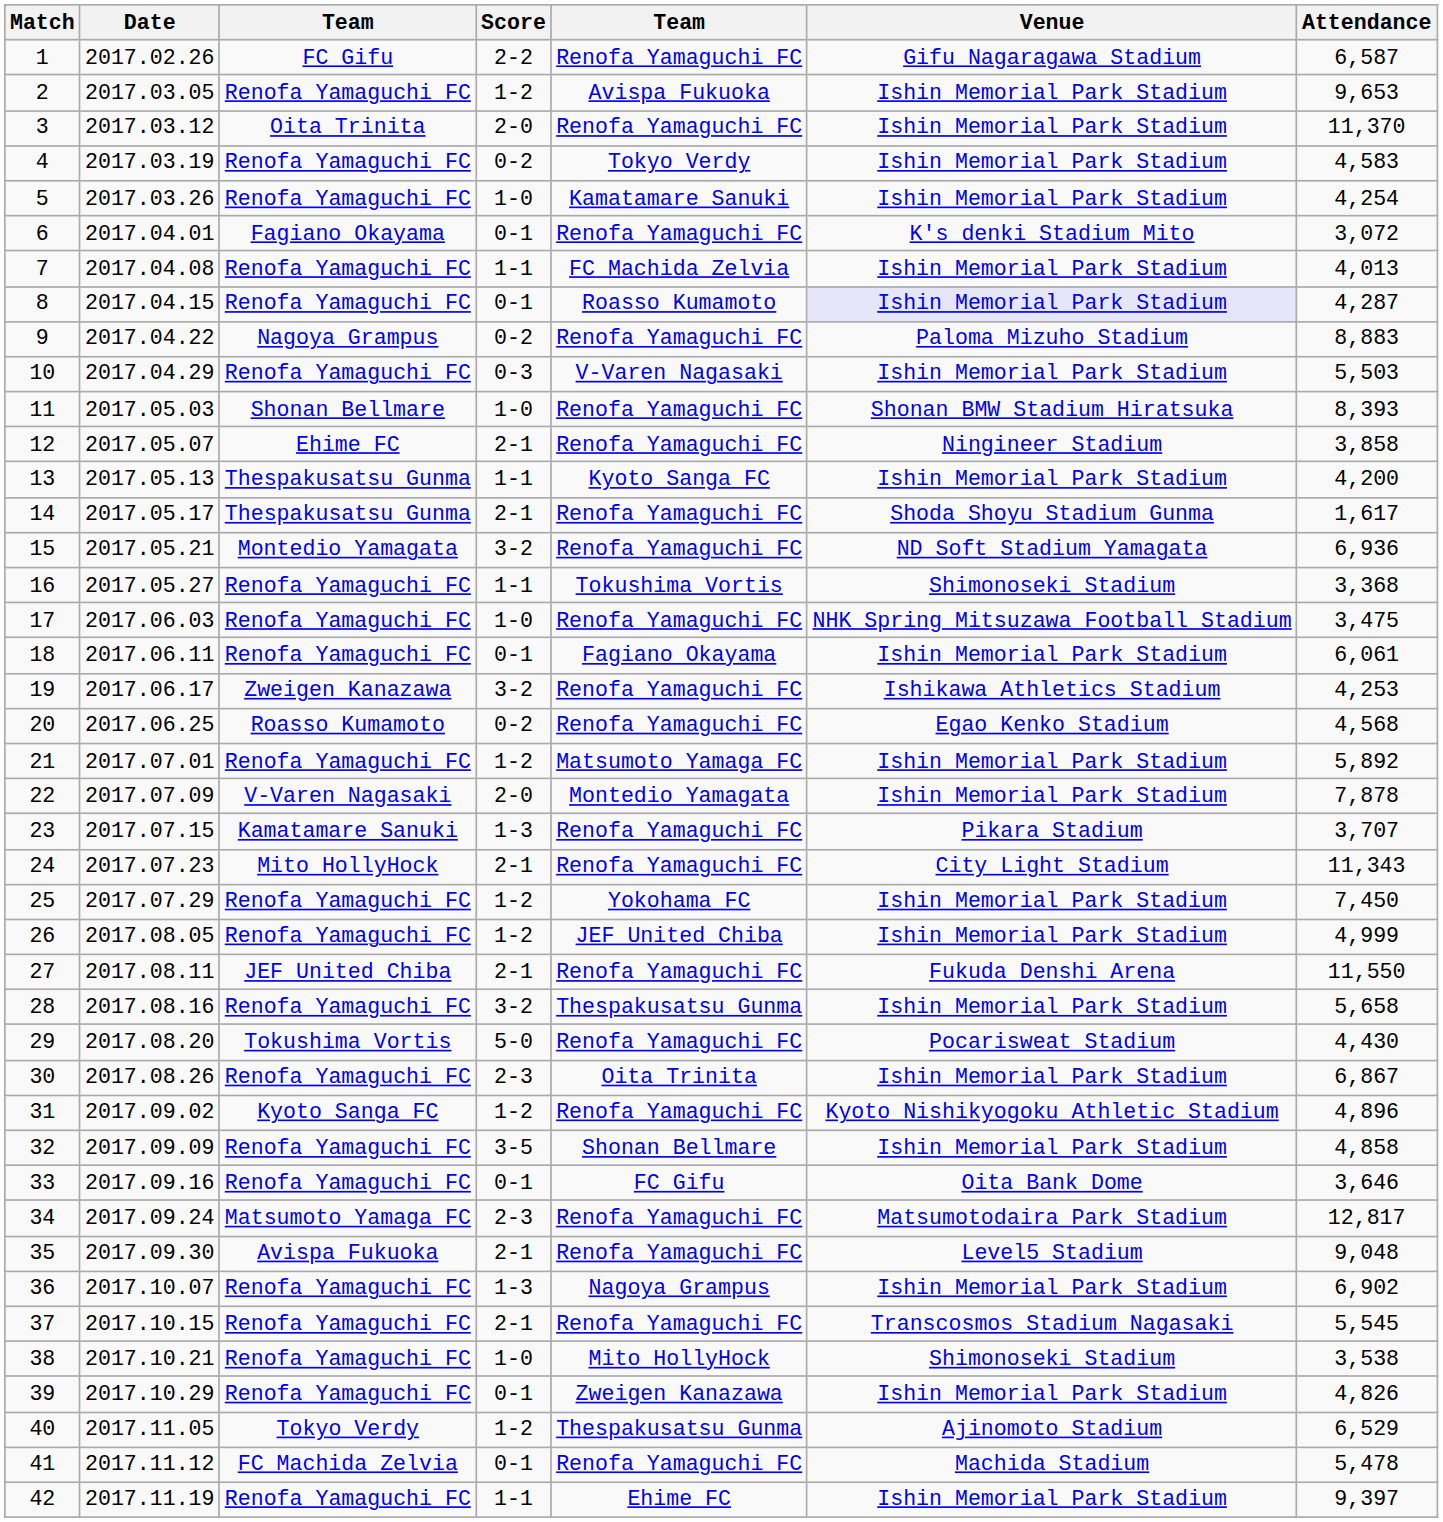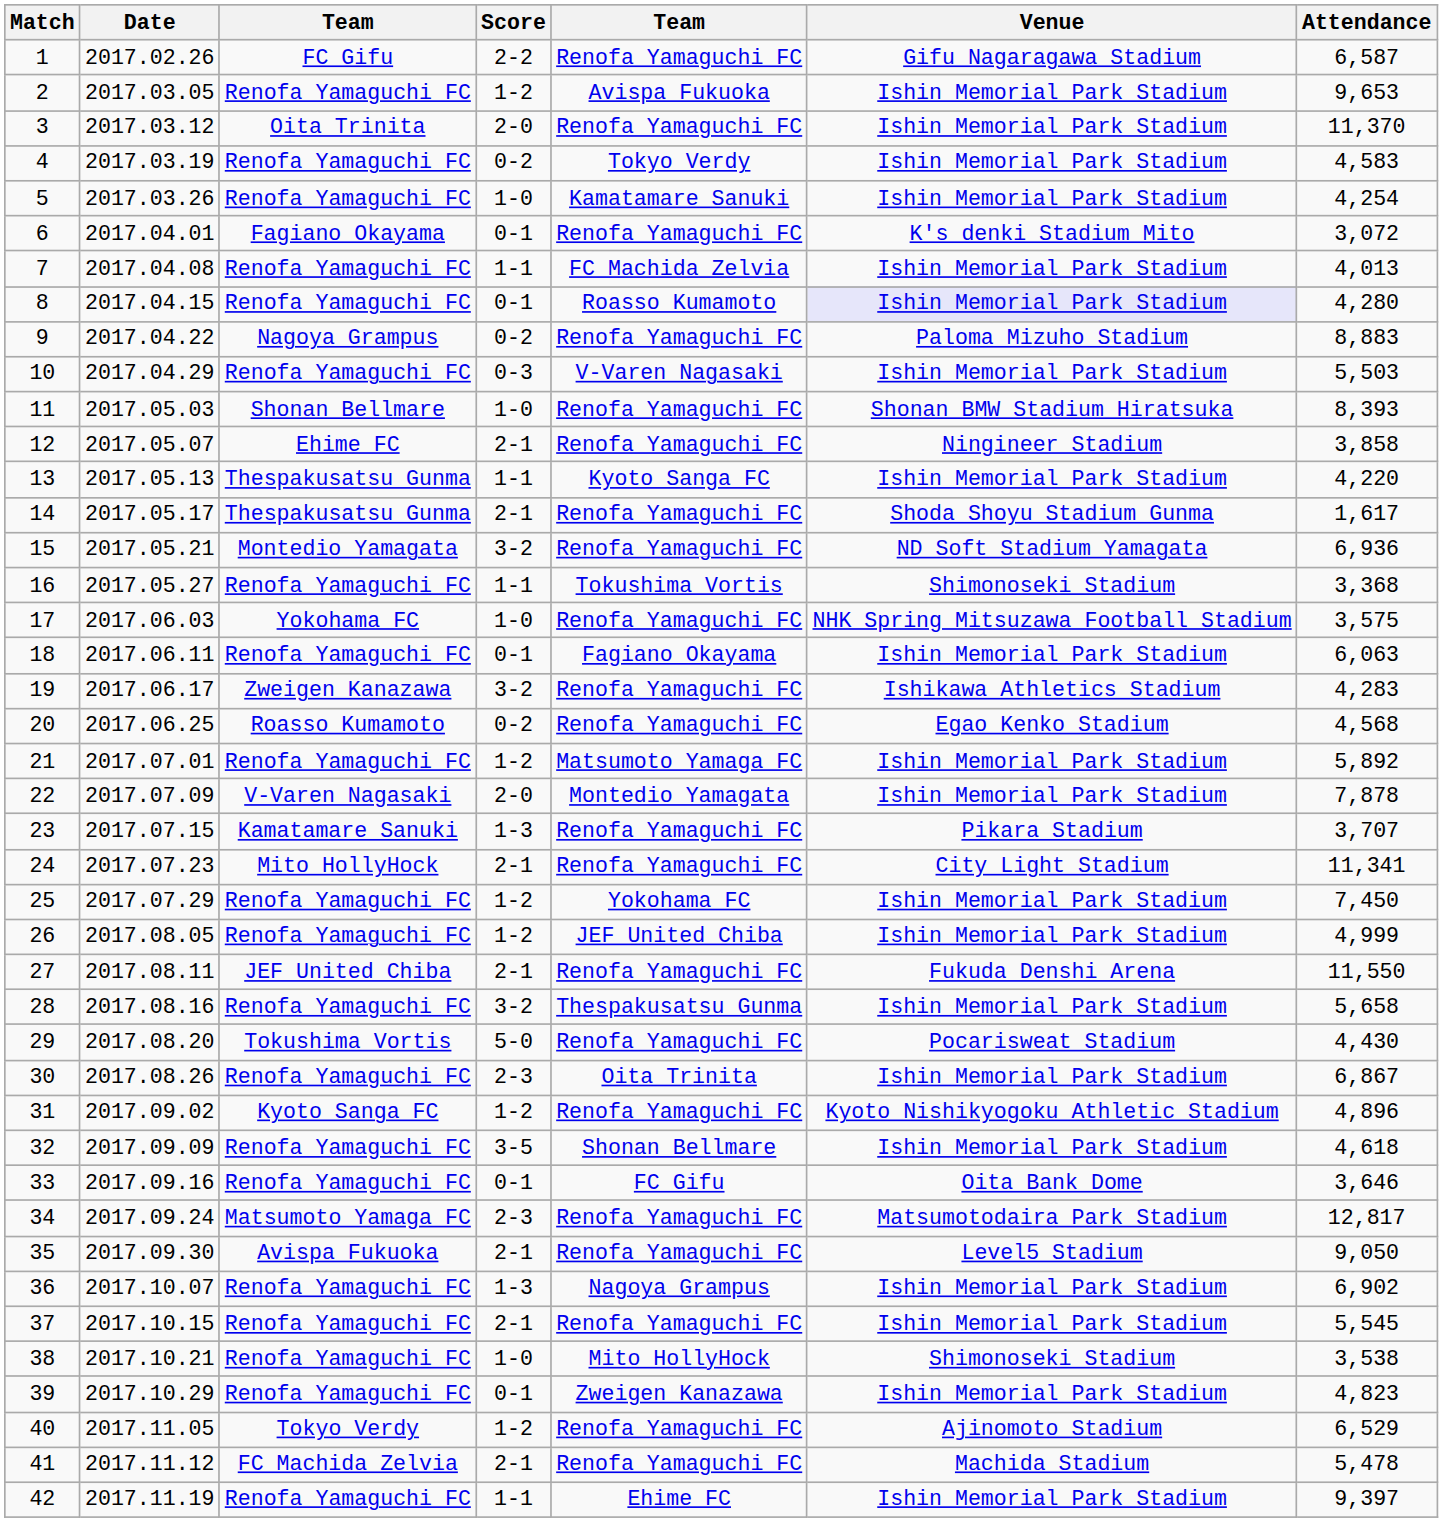(1367, 304) 4,287 -> (1367, 304) 4,280
(1367, 480) 4,200 -> (1367, 480) 4,220
(348, 620) Renofa Yamaguchi FC -> (348, 620) Yokohama FC
(1367, 620) 3,475 -> (1367, 620) 3,575
(1367, 655) 6,061 -> (1367, 655) 6,063
(1367, 691) 4,253 -> (1367, 691) 4,283
(1367, 867) 11,343 -> (1367, 867) 11,341
(1367, 1148) 4,858 -> (1367, 1148) 4,618
(1367, 1253) 9,048 -> (1367, 1253) 9,050
(1052, 1324) Transcosmos Stadium Nagasaki -> (1052, 1324) Ishin Memorial Park Stadium
(1367, 1394) 4,826 -> (1367, 1394) 4,823
(679, 1429) Thespakusatsu Gunma -> (679, 1429) Renofa Yamaguchi FC
(513, 1464) 0-1 -> (513, 1464) 2-1
